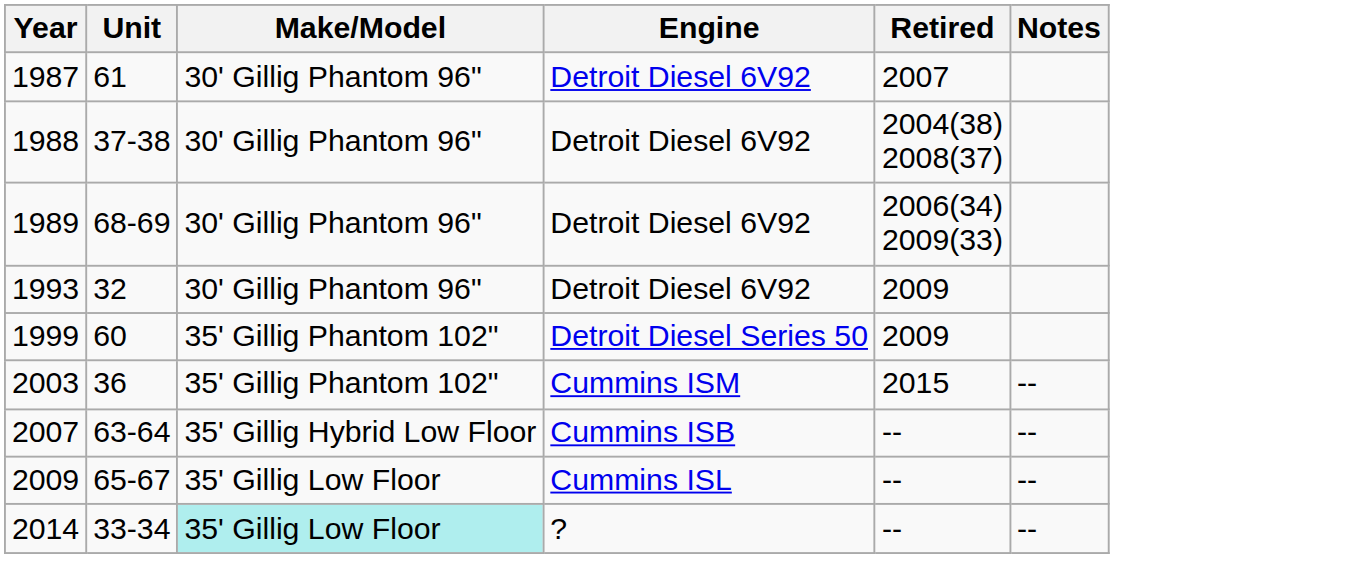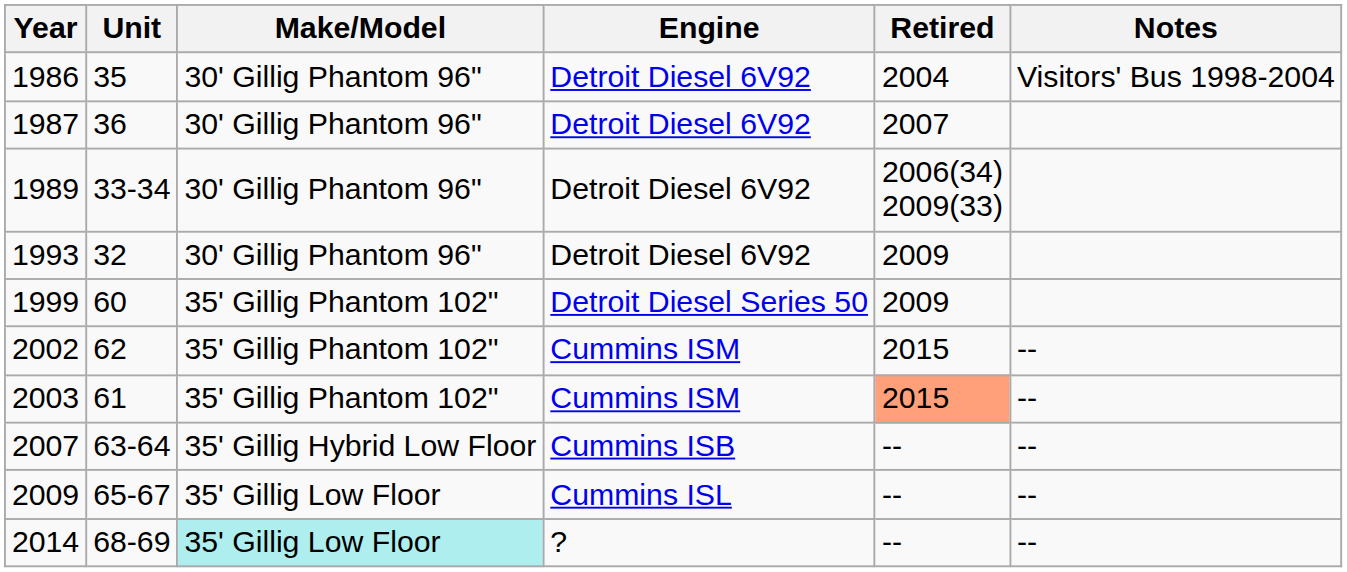+ row: (46, 76)
(110, 76) 61 -> (110, 124) 36
- row: (46, 141)
(132, 223) 68-69 -> (132, 189) 33-34
+ row: (46, 350)
(110, 384) 36 -> (110, 398) 61
(916, 384) no background -> (916, 398) lightsalmon background
(132, 528) 33-34 -> (132, 542) 68-69
